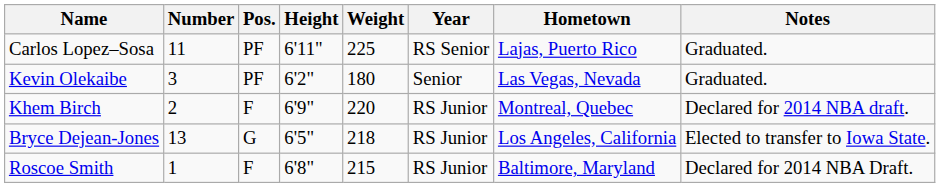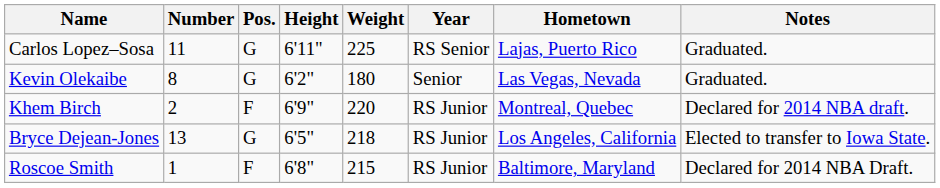(253, 49) PF -> (250, 49) G
(172, 78) 3 -> (172, 78) 8
(253, 78) PF -> (250, 78) G
